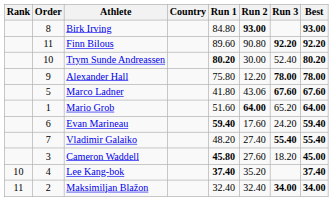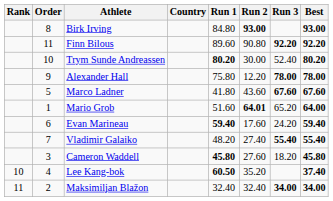(255, 92) 43.06 -> (255, 92) 43.60
(255, 108) 64.00 -> (255, 108) 64.01
(314, 156) 45.00 -> (314, 156) 45.80
(224, 172) 37.40 -> (224, 172) 60.50
